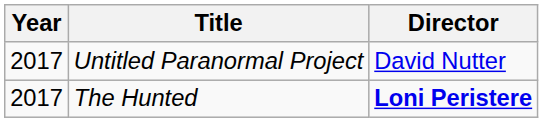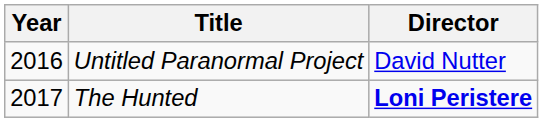(37, 60) 2017 -> (37, 60) 2016
